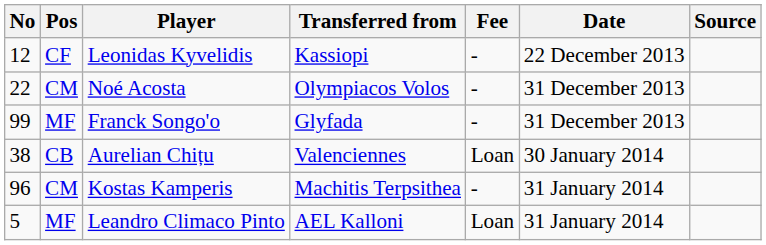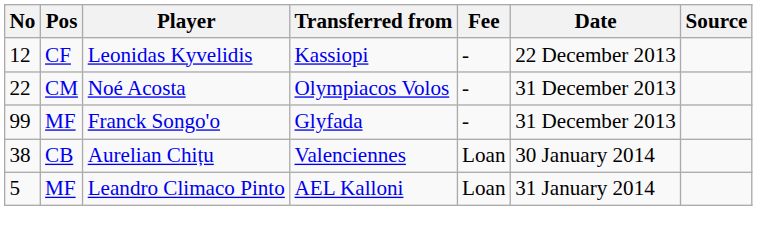- row: (160, 188)
